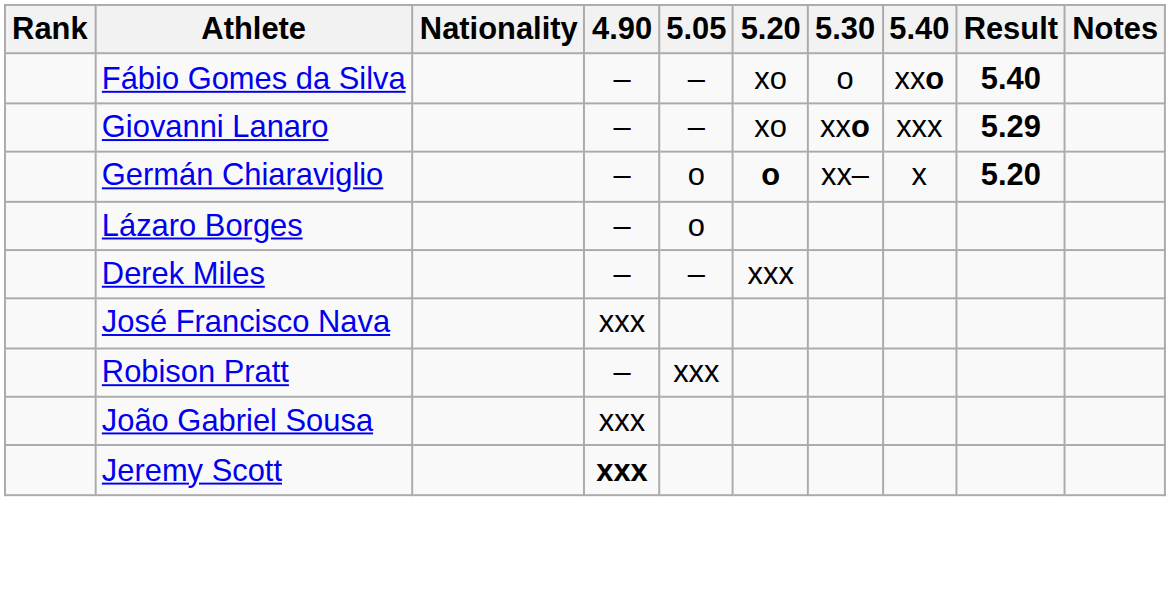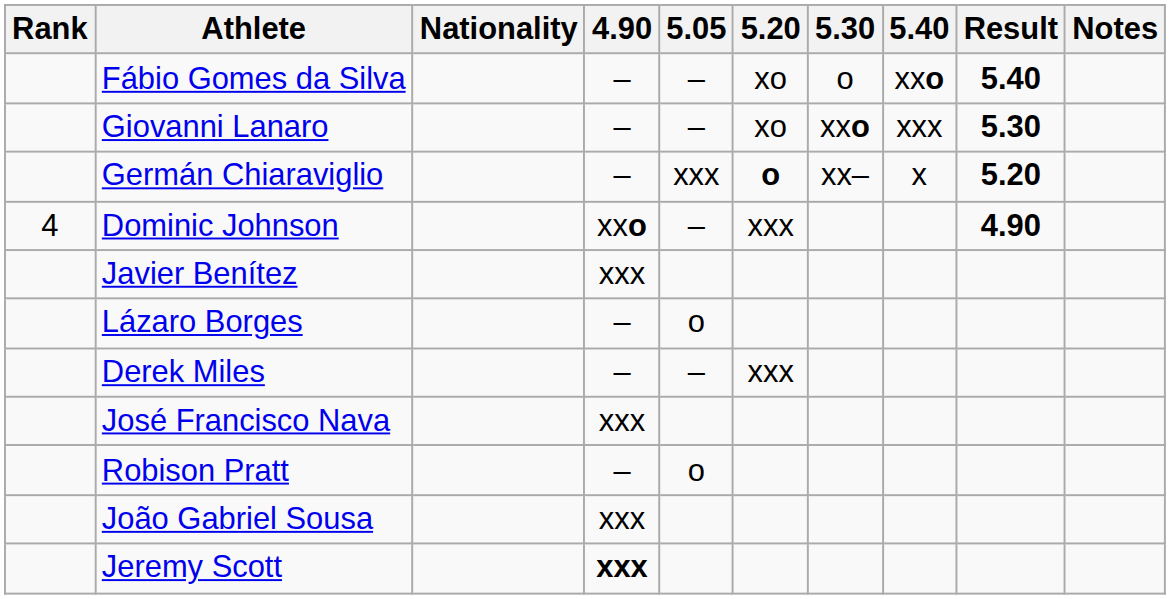(1011, 126) 5.29 -> (1011, 126) 5.30
(696, 175) o -> (696, 175) xxx
+ row: (220, 224)
+ row: (200, 273)
(696, 371) xxx -> (696, 469) o
